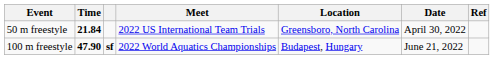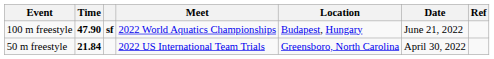rows swapped: (37, 29) <-> (40, 46)
